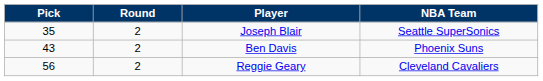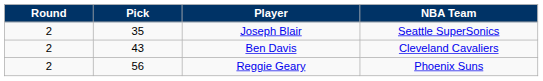columns swapped: (138, 13) <-> (49, 13)
(449, 48) Phoenix Suns -> (449, 48) Cleveland Cavaliers
(449, 66) Cleveland Cavaliers -> (449, 66) Phoenix Suns
